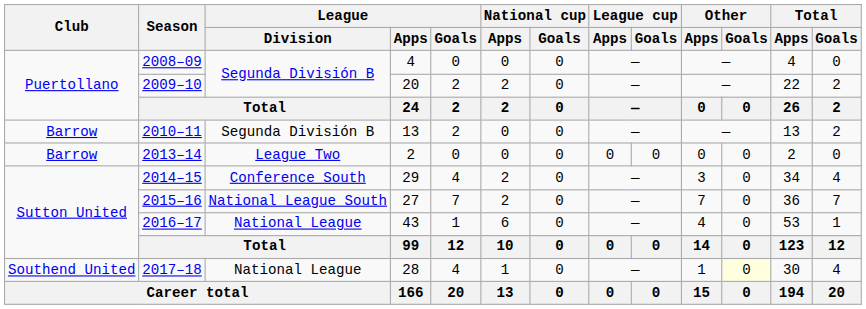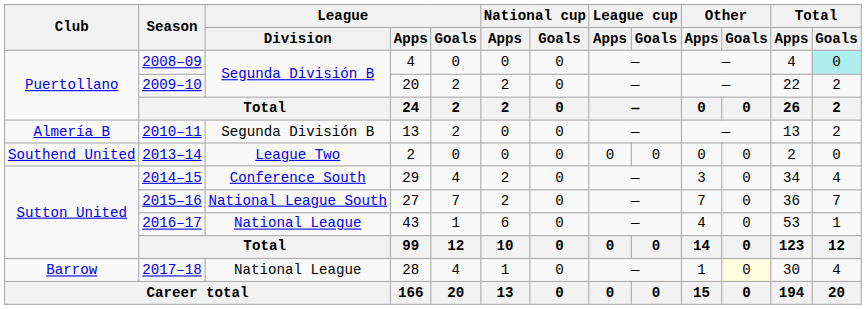(837, 62) no background -> (837, 62) paleturquoise background
(72, 132) Barrow -> (72, 132) Almería B
(72, 155) Barrow -> (72, 155) Southend United
(72, 270) Southend United -> (72, 270) Barrow
